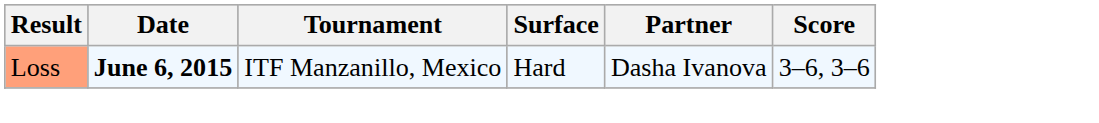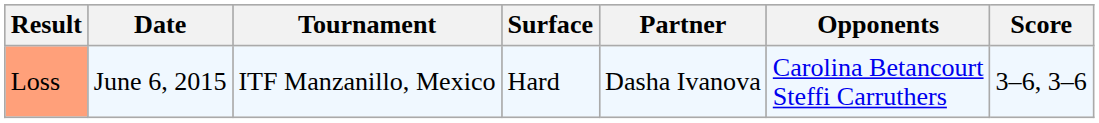+ column: (878, 25)
(163, 66) bold -> (160, 81) normal
